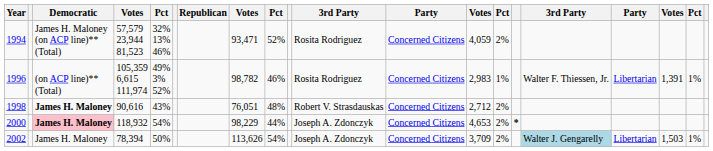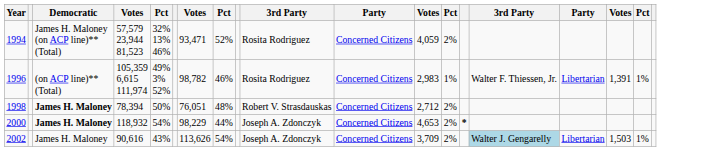- column: (203, 12)
(130, 106) 90,616 -> (130, 106) 78,394
(161, 106) 43% -> (161, 106) 50%
(73, 122) pink background -> (73, 122) no background
(130, 138) 78,394 -> (130, 138) 90,616
(161, 138) 50% -> (161, 138) 43%
